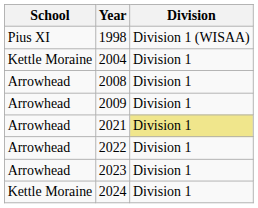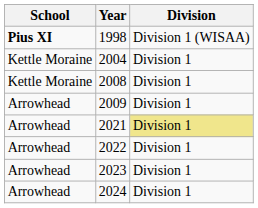(29, 37) normal -> (30, 37) bold
(39, 81) Arrowhead -> (50, 81) Kettle Moraine
(50, 192) Kettle Moraine -> (39, 192) Arrowhead
